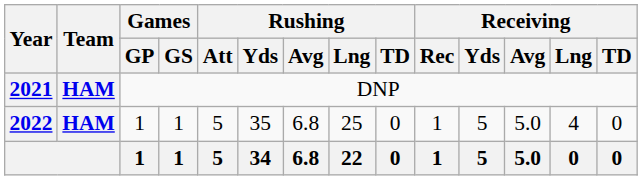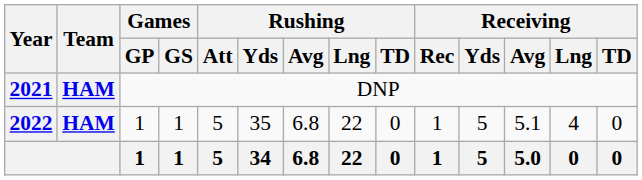(352, 123) 25 -> (352, 123) 22
(528, 123) 5.0 -> (528, 123) 5.1
